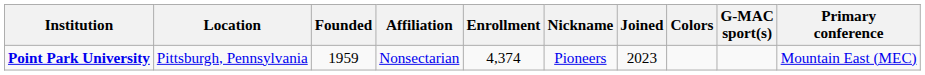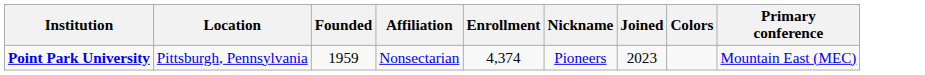- column: (747, 25)
